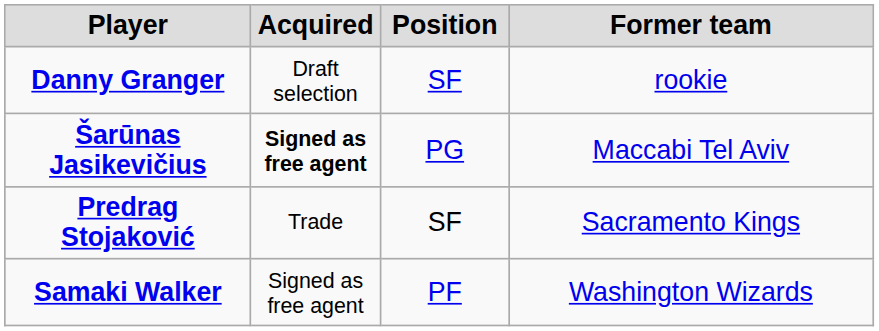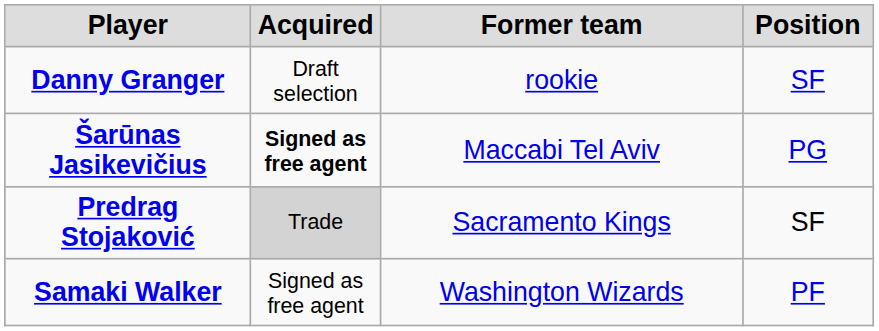columns swapped: (691, 25) <-> (445, 25)
(316, 223) no background -> (316, 223) lightgrey background
